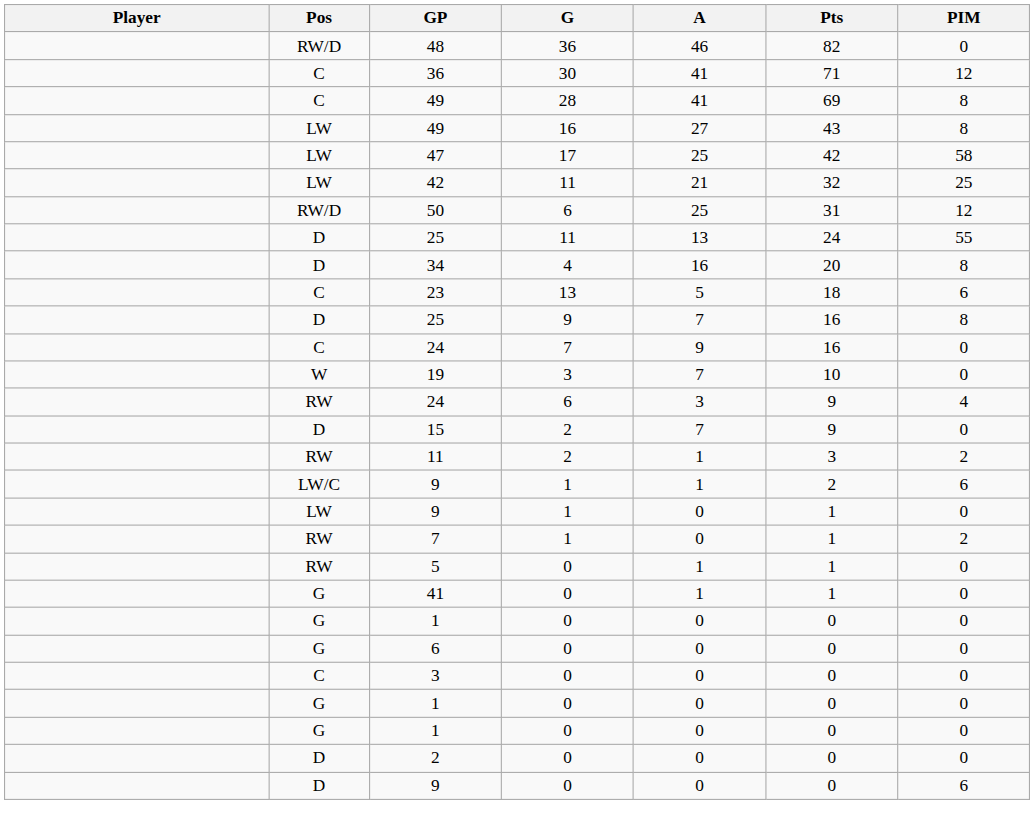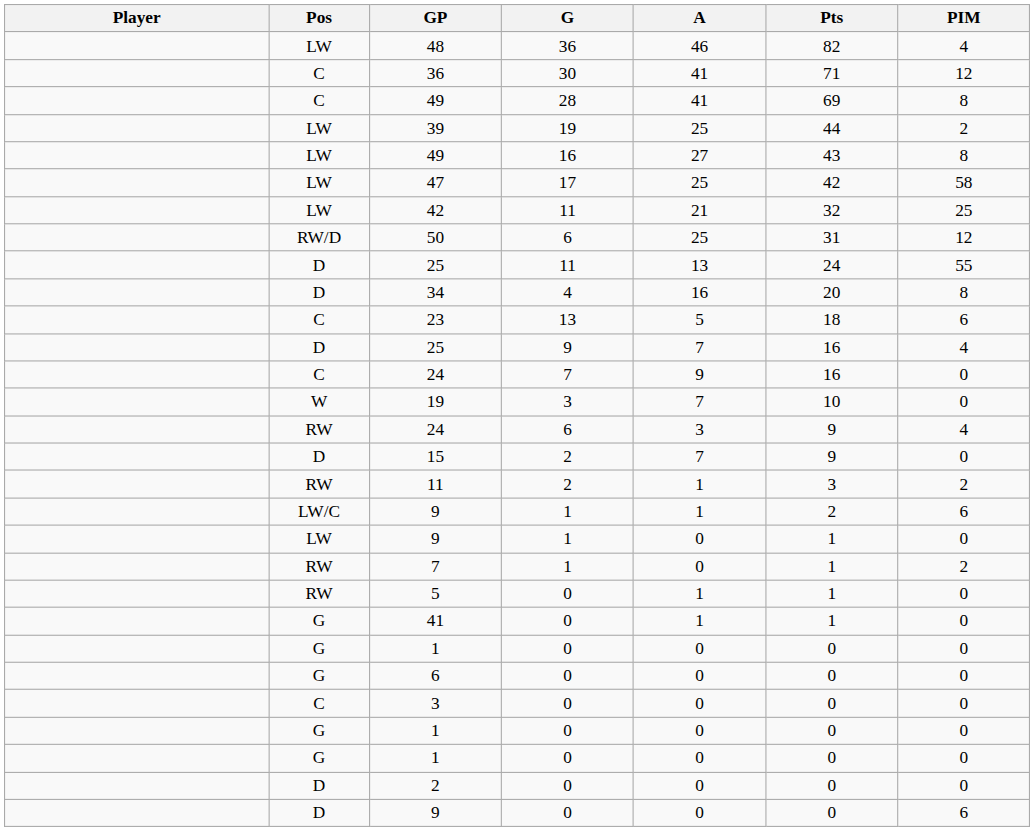(319, 45) RW/D -> (319, 45) LW
(964, 45) 0 -> (964, 45) 4
+ row: (435, 127)
(964, 319) 8 -> (964, 347) 4
